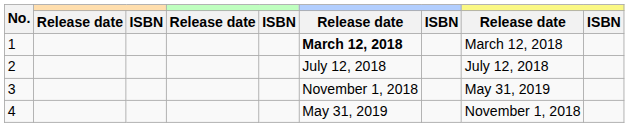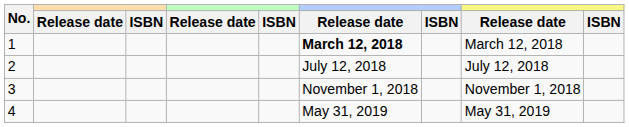(507, 89) May 31, 2019 -> (523, 89) November 1, 2018
(523, 111) November 1, 2018 -> (507, 111) May 31, 2019
